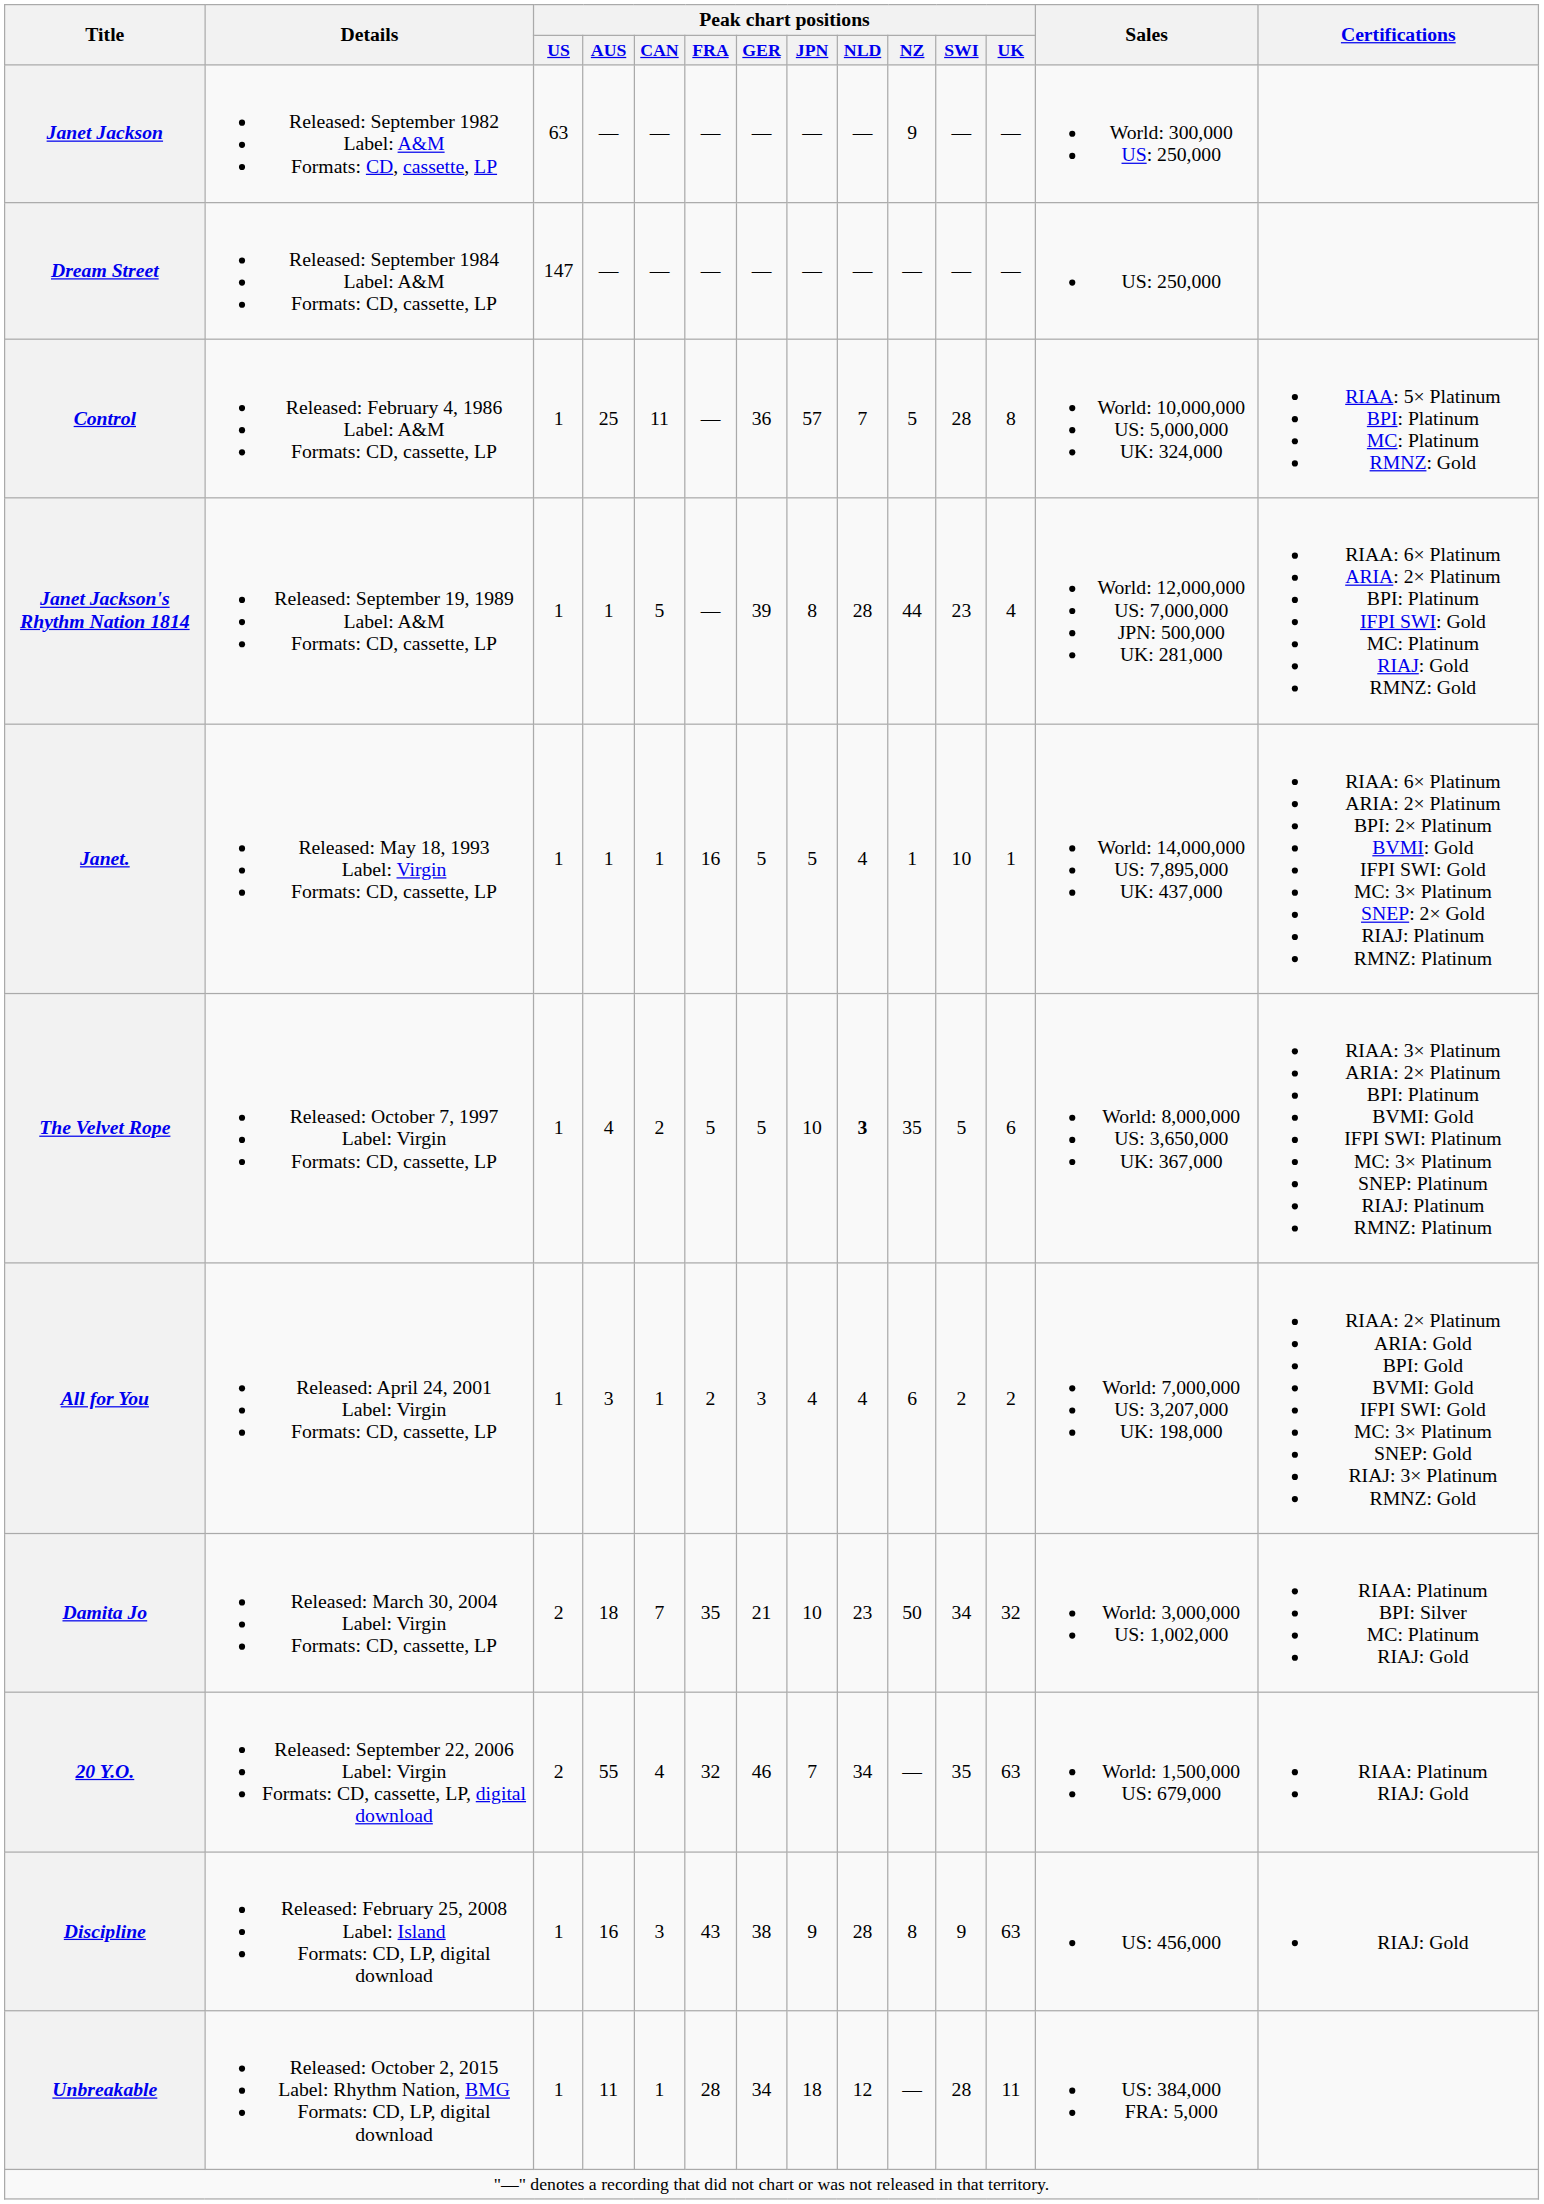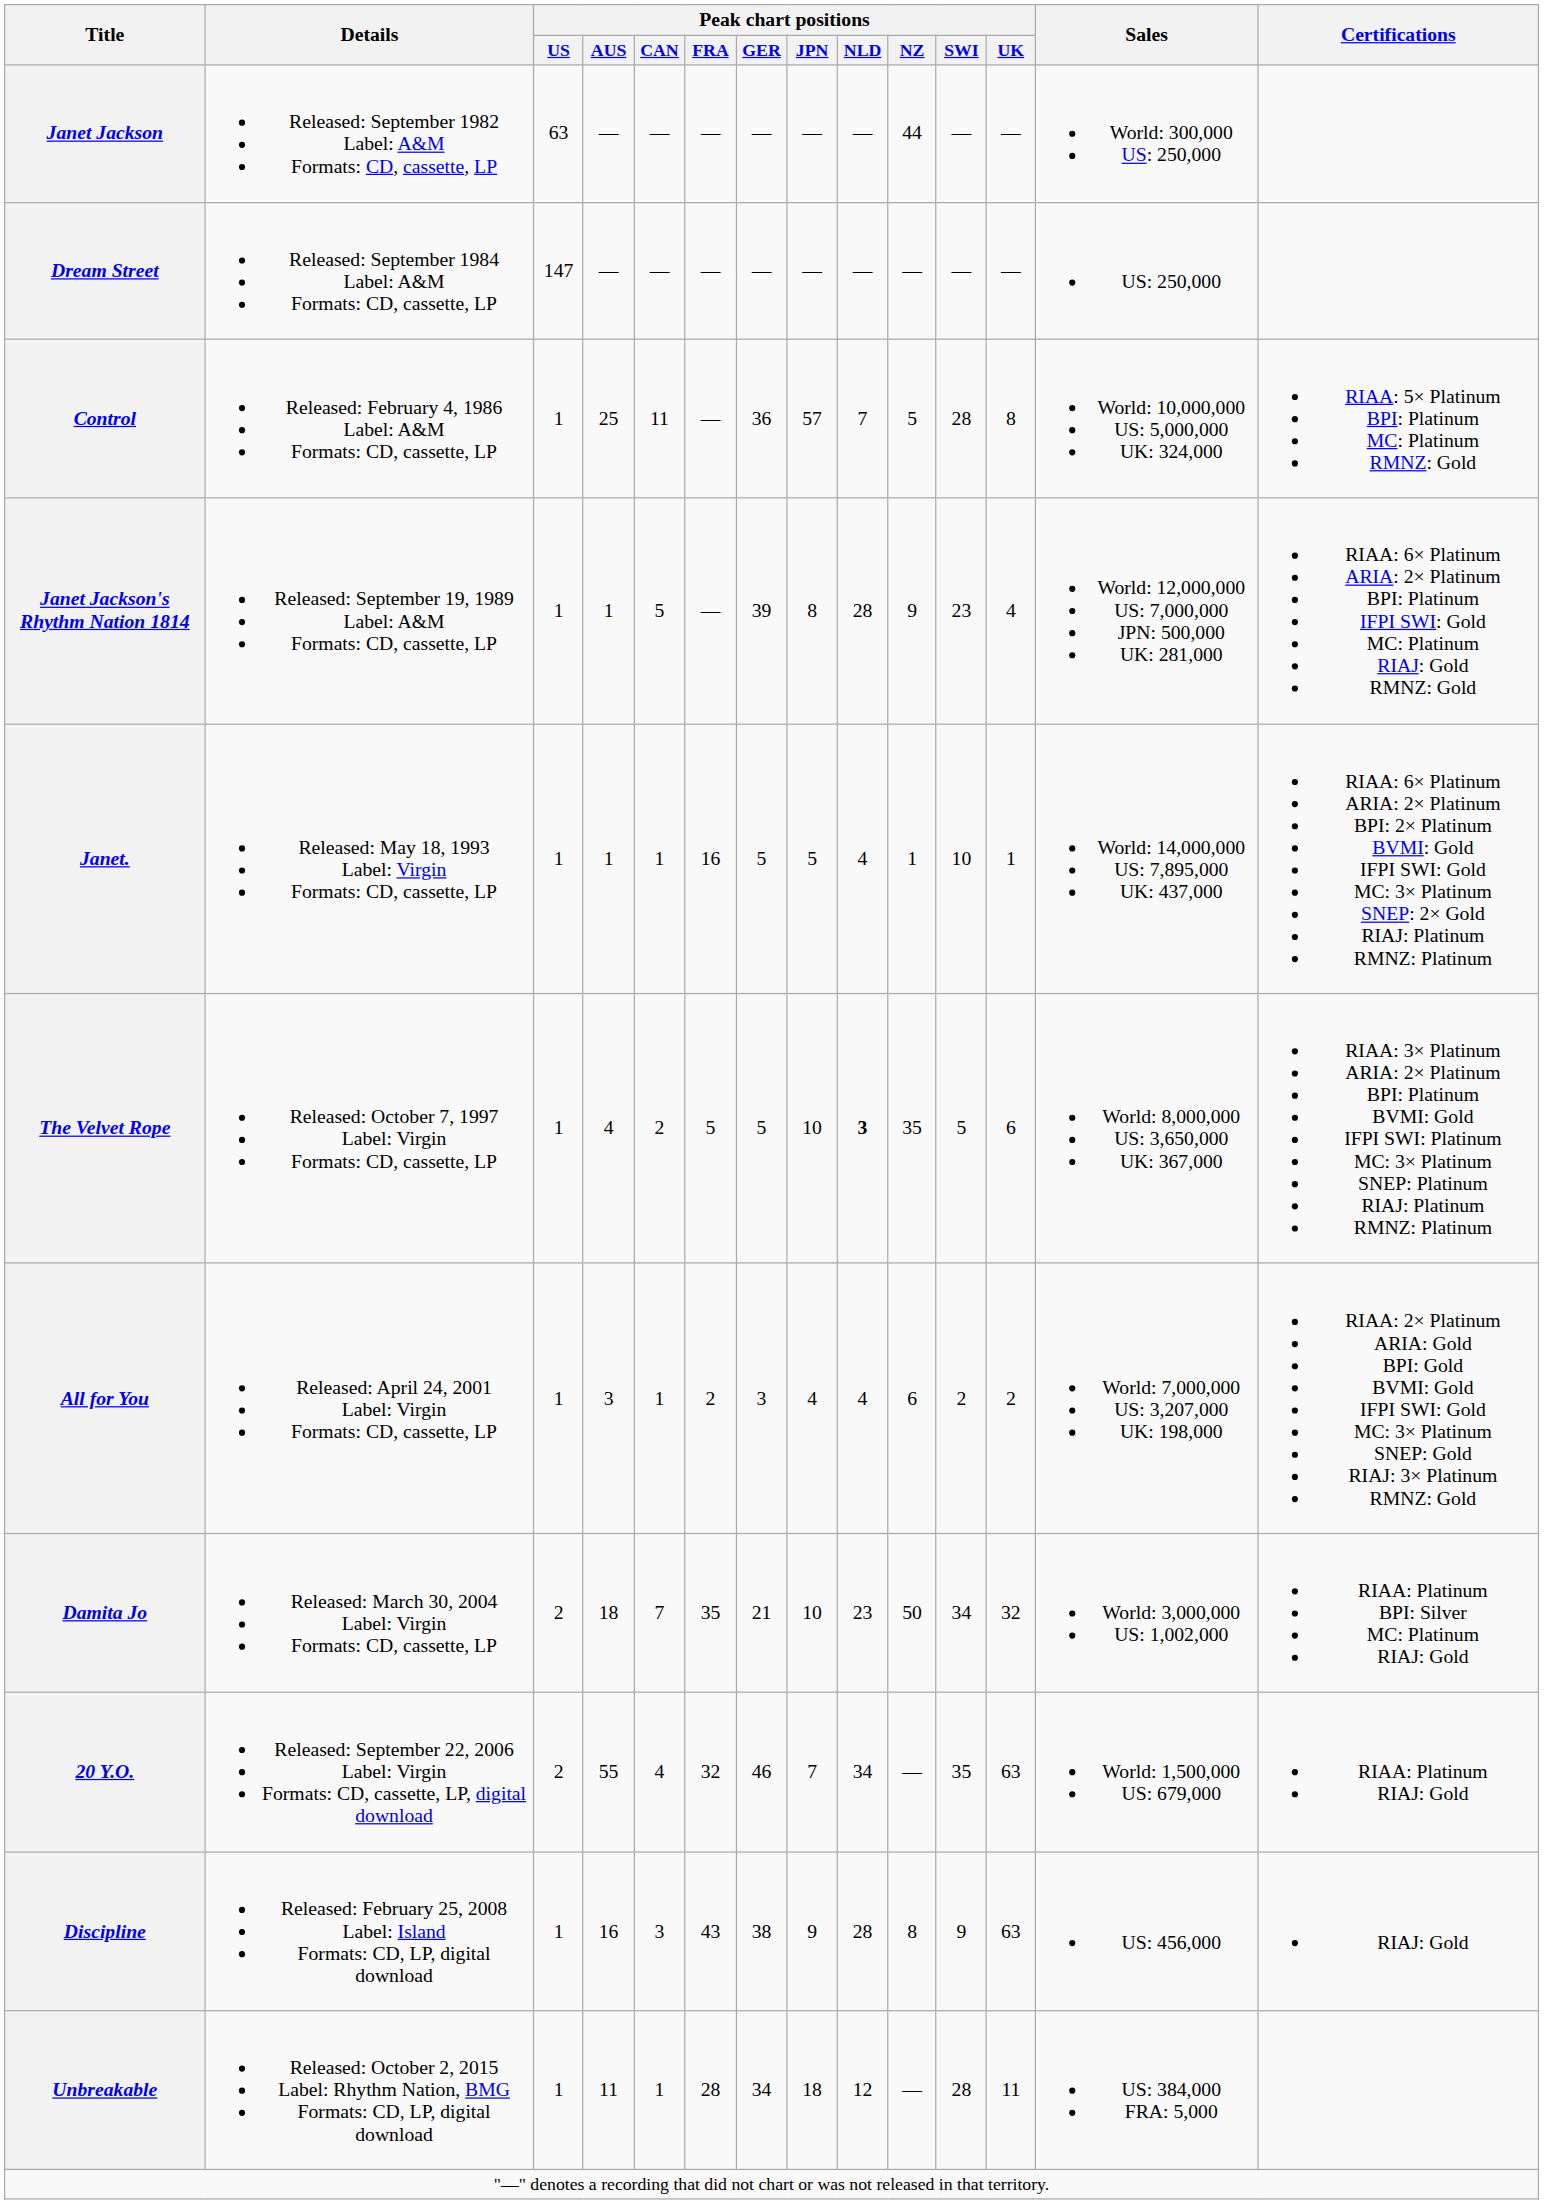(912, 133) 9 -> (912, 133) 44
(912, 610) 44 -> (912, 610) 9
